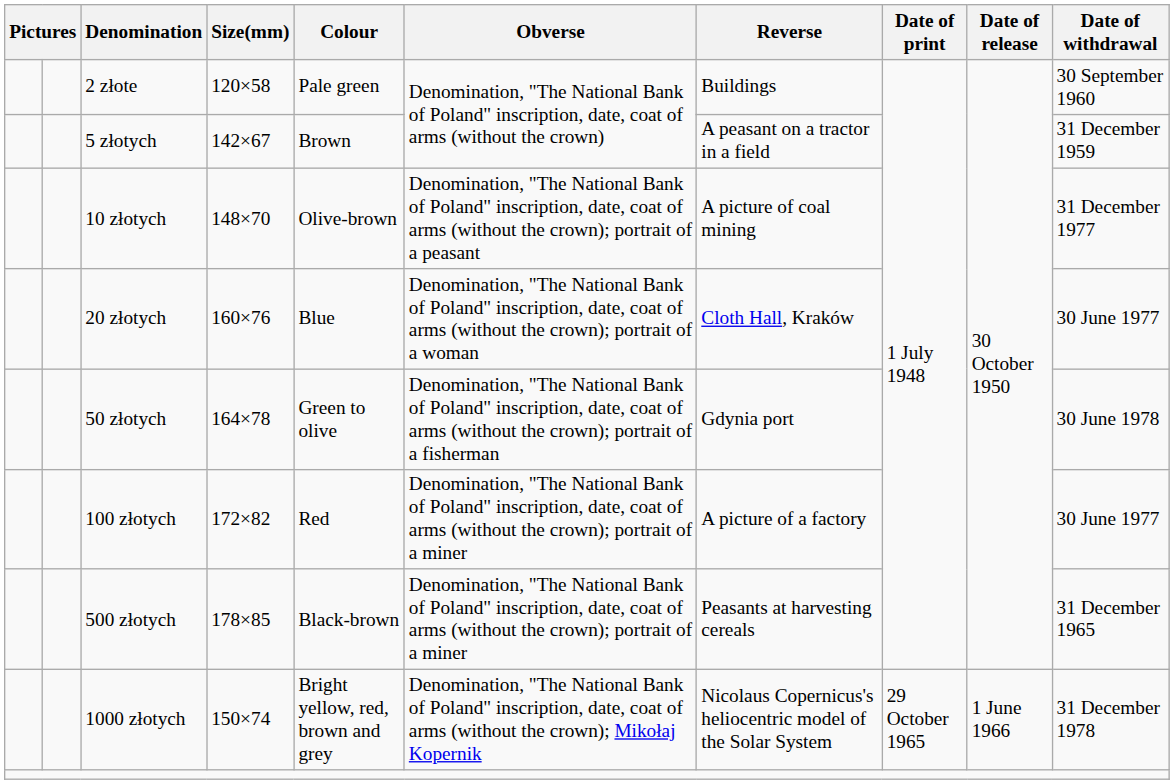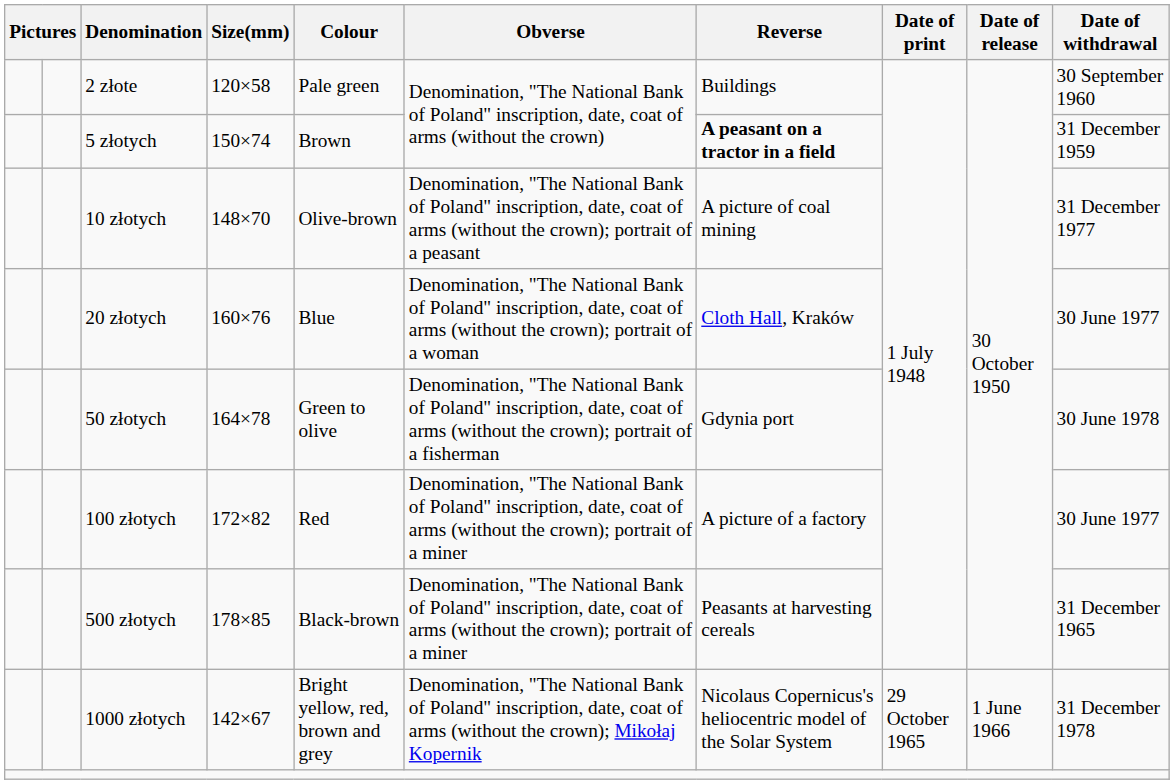(241, 141) 142×67 -> (241, 141) 150×74
(785, 141) normal -> (768, 141) bold
(241, 719) 150×74 -> (241, 719) 142×67
